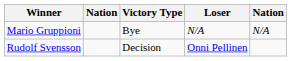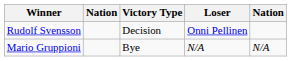rows swapped: (44, 47) <-> (44, 30)
